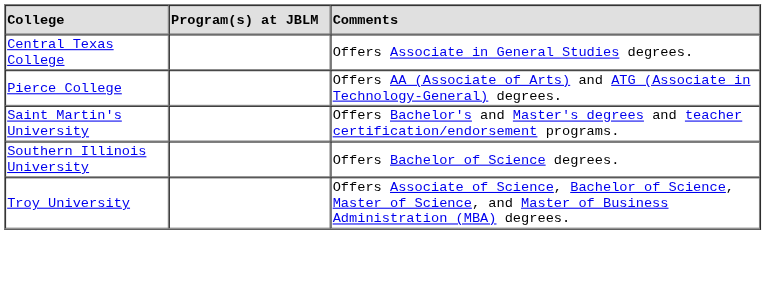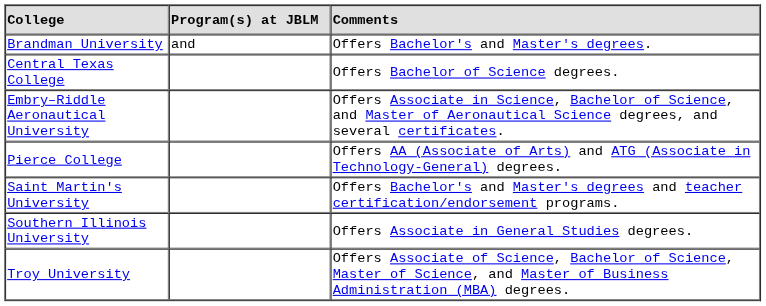+ row: (85, 44)
(513, 52) Offers Associate in General Studies degrees. -> (476, 72) Offers Bachelor of Science degrees.
+ row: (56, 116)
(476, 159) Offers Bachelor of Science degrees. -> (513, 231) Offers Associate in General Studies degrees.
